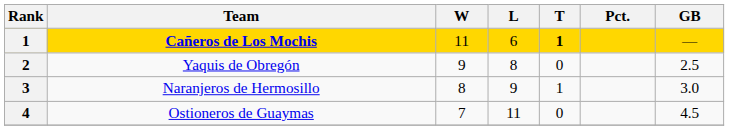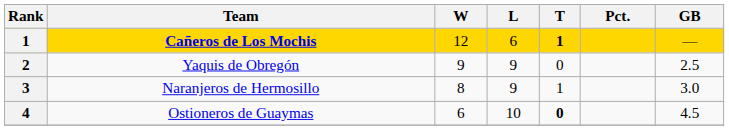(462, 40) 11 -> (461, 40) 12
(514, 64) 8 -> (513, 64) 9
(462, 112) 7 -> (461, 112) 6
(514, 112) 11 -> (513, 112) 10
(559, 112) normal -> (560, 112) bold
